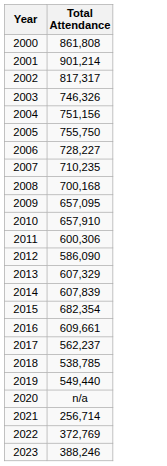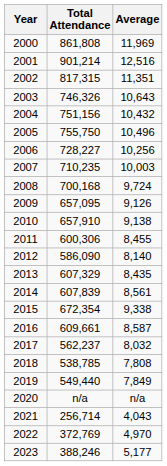+ column: (138, 19)
(80, 79) 817,317 -> (80, 79) 817,315
(80, 310) 682,354 -> (80, 310) 672,354
